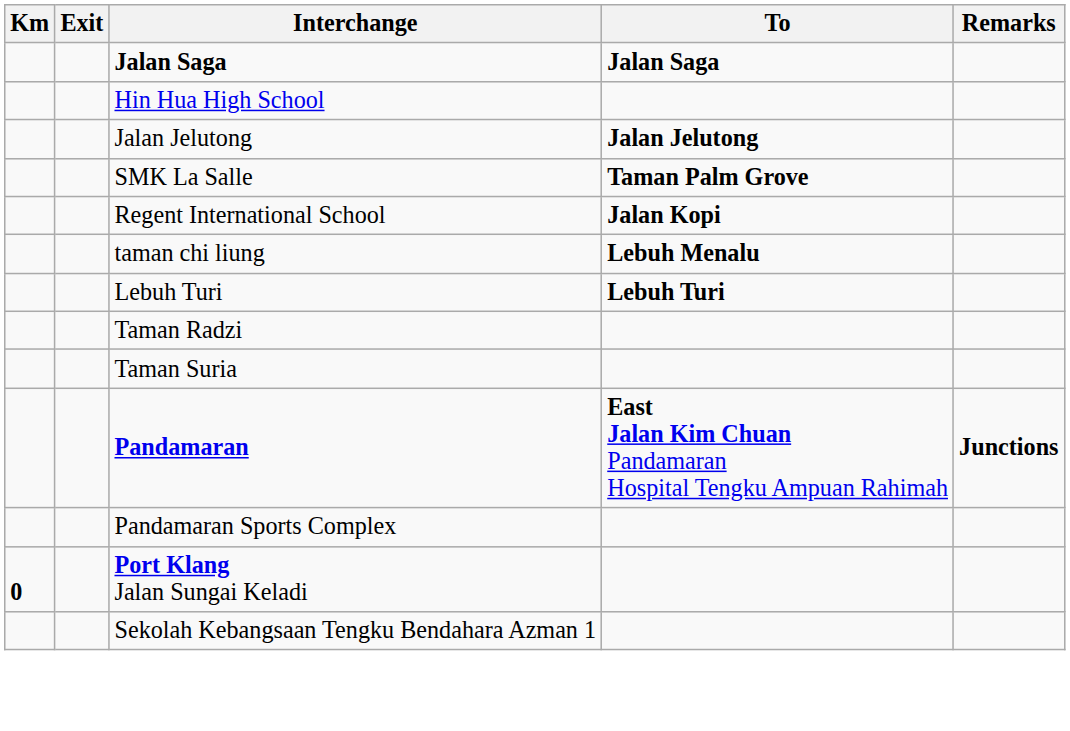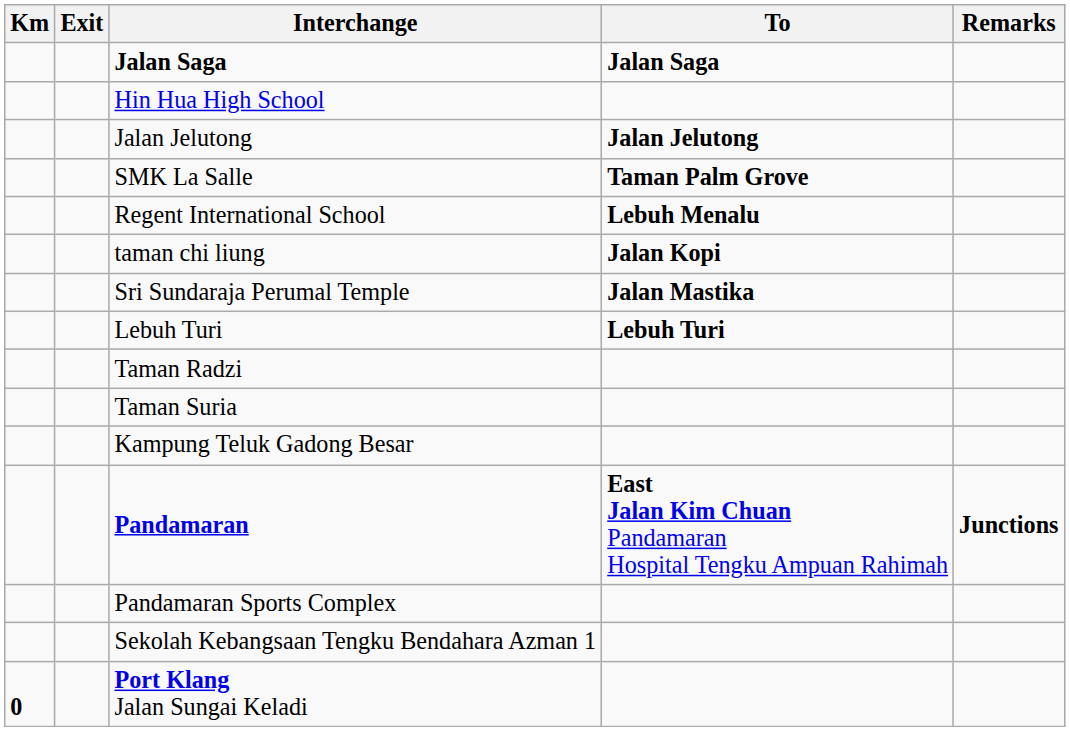(664, 215) Jalan Kopi -> (683, 215) Lebuh Menalu
(683, 253) Lebuh Menalu -> (664, 253) Jalan Kopi
+ row: (262, 291)
+ row: (264, 445)
rows swapped: (355, 630) <-> (211, 578)
